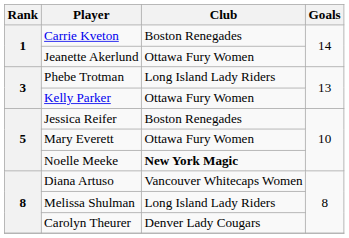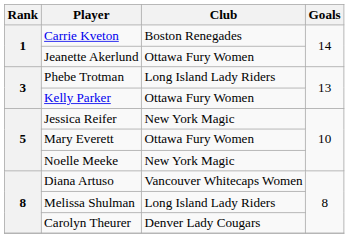(193, 118) Boston Renegades -> (190, 118) New York Magic
(191, 160) bold -> (190, 160) normal
